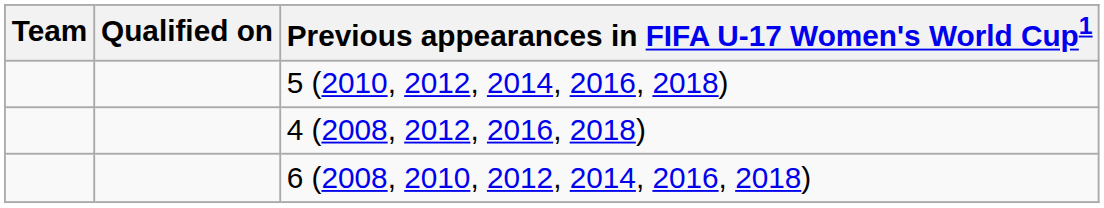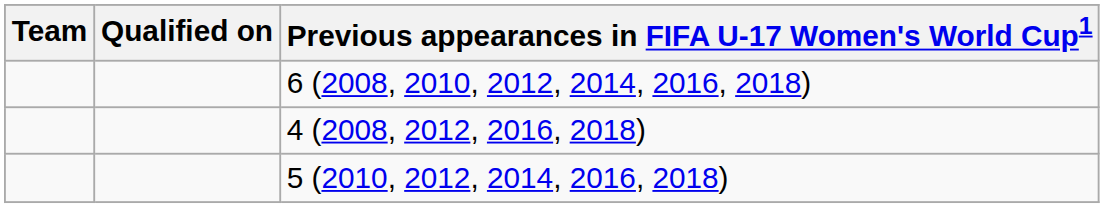rows swapped: (508, 83) <-> (549, 177)
